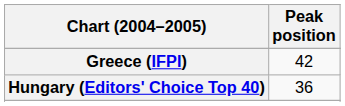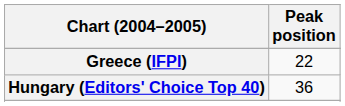(304, 61) 42 -> (304, 61) 22
